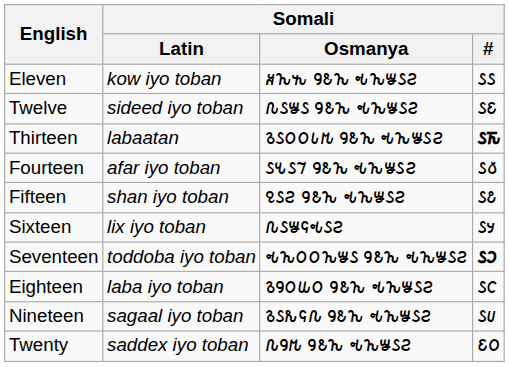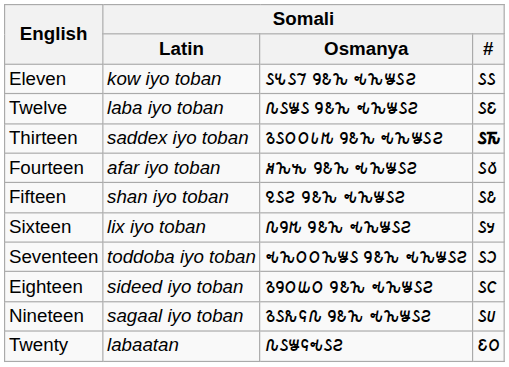(341, 78) 𐒏𐒙𐒓 𐒘𐒕𐒙 𐒂𐒙𐒁𐒖𐒒 -> (341, 78) 𐒖𐒍𐒖𐒇 𐒘𐒕𐒙 𐒂𐒙𐒁𐒖𐒒
(175, 108) sideed iyo toban -> (165, 108) laba iyo toban
(143, 138) labaatan -> (178, 138) saddex iyo toban
(341, 167) 𐒖𐒍𐒖𐒇 𐒘𐒕𐒙 𐒂𐒙𐒁𐒖𐒒 -> (341, 167) 𐒏𐒙𐒓 𐒘𐒕𐒙 𐒂𐒙𐒁𐒖𐒒
(304, 227) 𐒐𐒖𐒁𐒛𐒂𐒖𐒒 -> (338, 227) 𐒐𐒘𐒄 𐒘𐒕𐒙 𐒂𐒙𐒁𐒖𐒒
(487, 256) bold -> (487, 256) normal
(165, 286) laba iyo toban -> (175, 286) sideed iyo toban
(178, 345) saddex iyo toban -> (143, 345) labaatan
(338, 345) 𐒐𐒘𐒄 𐒘𐒕𐒙 𐒂𐒙𐒁𐒖𐒒 -> (304, 345) 𐒐𐒖𐒁𐒛𐒂𐒖𐒒
